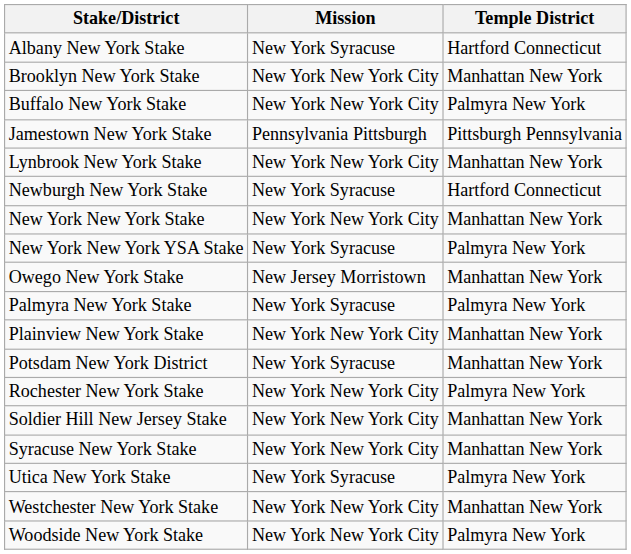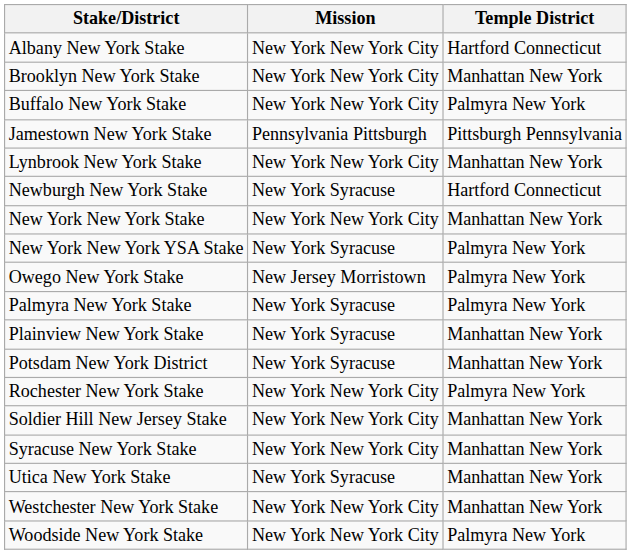(324, 47) New York Syracuse -> (345, 47) New York New York City
(525, 276) Manhattan New York -> (516, 276) Palmyra New York
(345, 334) New York New York City -> (324, 334) New York Syracuse
(516, 477) Palmyra New York -> (525, 477) Manhattan New York
